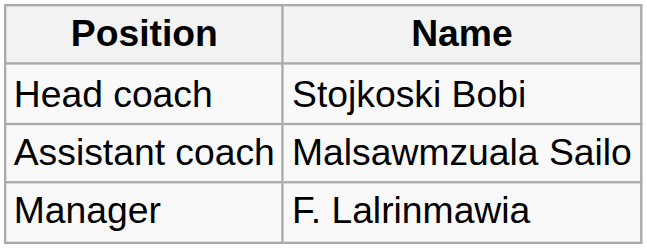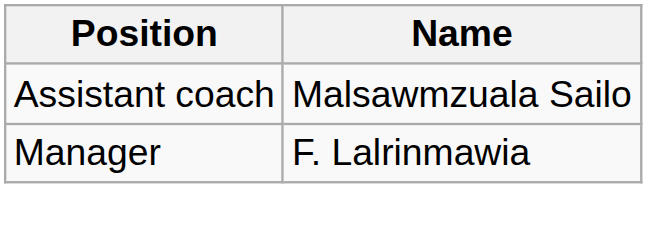- row: (113, 93)
